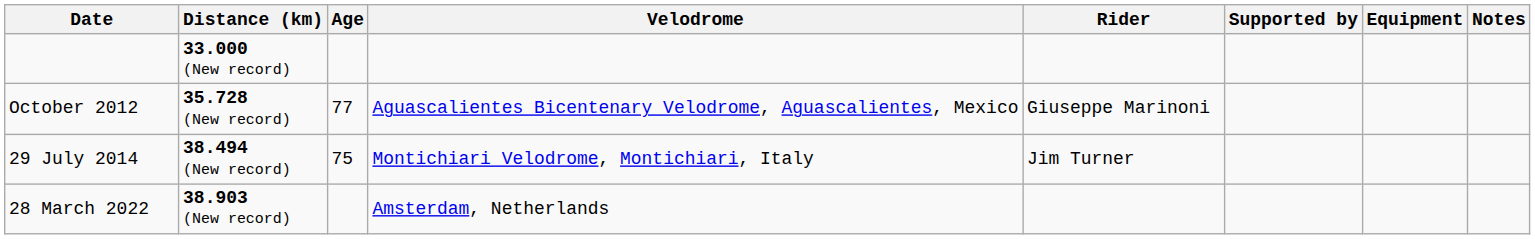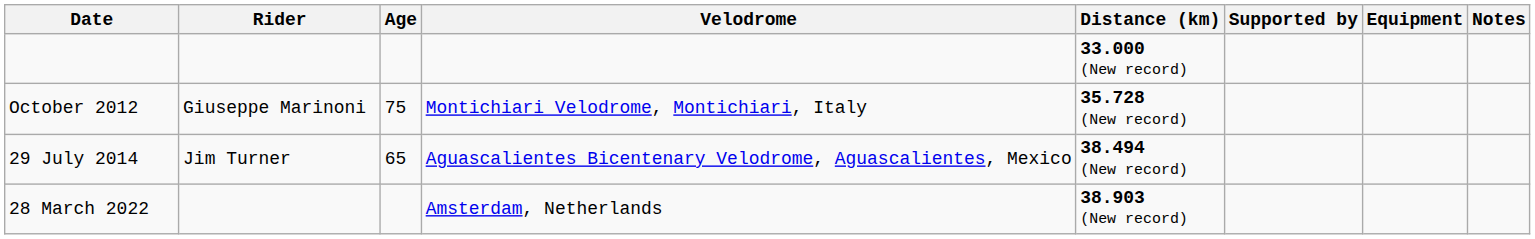columns swapped: (1124, 19) <-> (253, 19)
(342, 109) 77 -> (396, 109) 75
(695, 109) Aguascalientes Bicentenary Velodrome, Aguascalientes, Mexico -> (646, 109) Montichiari Velodrome, Montichiari, Italy
(342, 159) 75 -> (396, 159) 65
(593, 159) Montichiari Velodrome, Montichiari, Italy -> (749, 159) Aguascalientes Bicentenary Velodrome, Aguascalientes, Mexico
